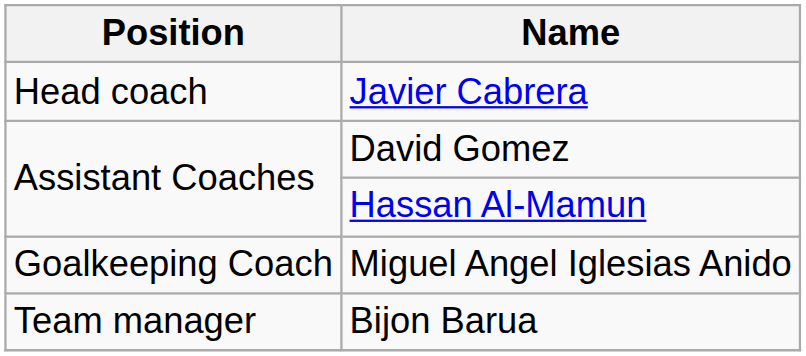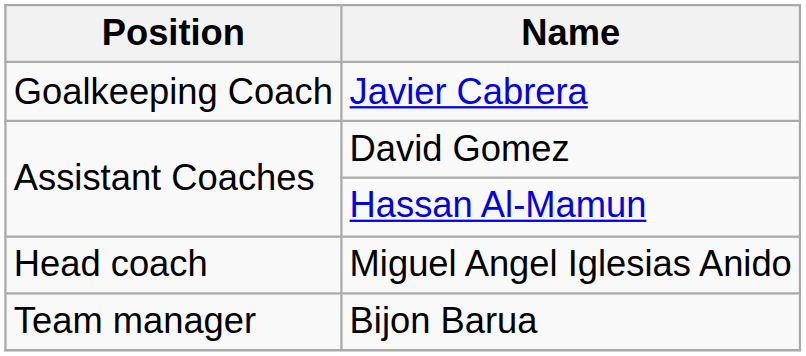(111, 90) Head coach -> (173, 90) Goalkeeping Coach
(173, 263) Goalkeeping Coach -> (111, 263) Head coach
